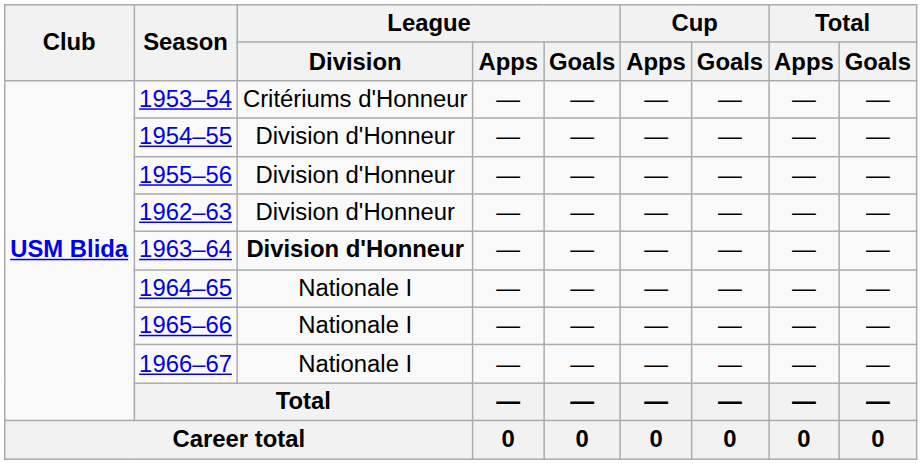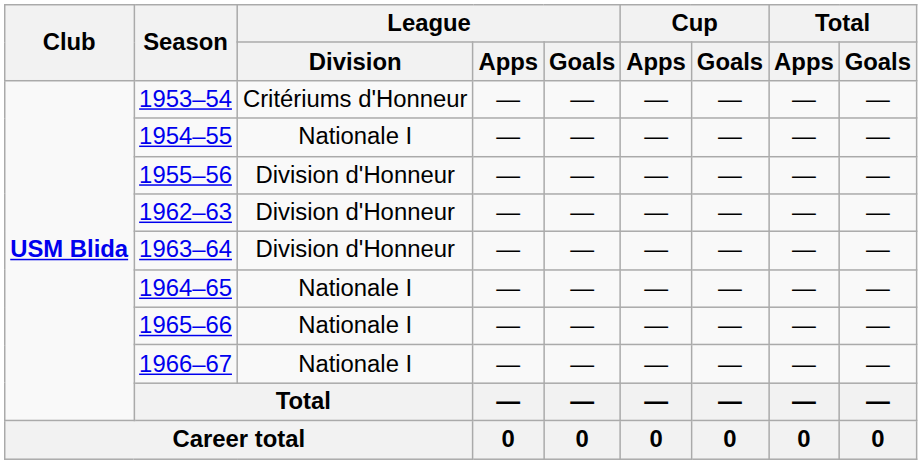(355, 136) Division d'Honneur -> (355, 136) Nationale I
(355, 250) bold -> (355, 250) normal
